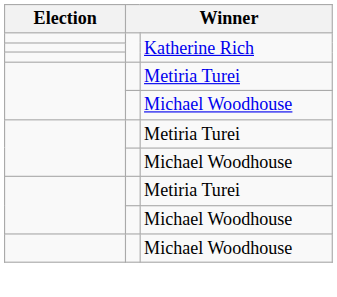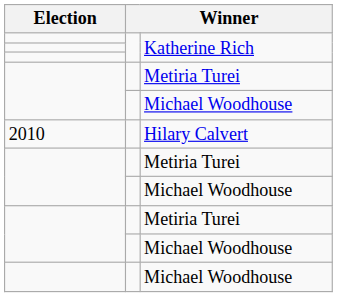+ row: (27, 133)
